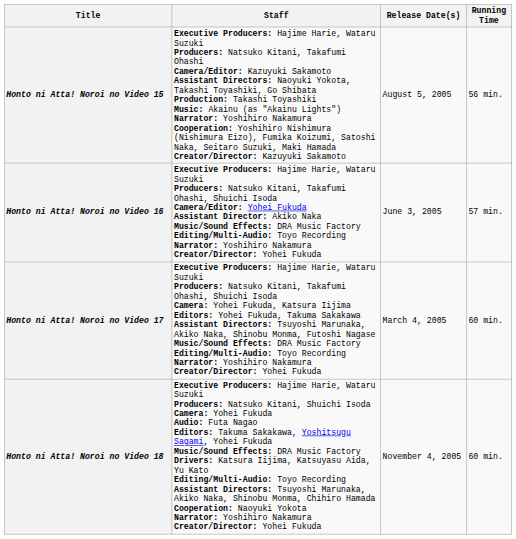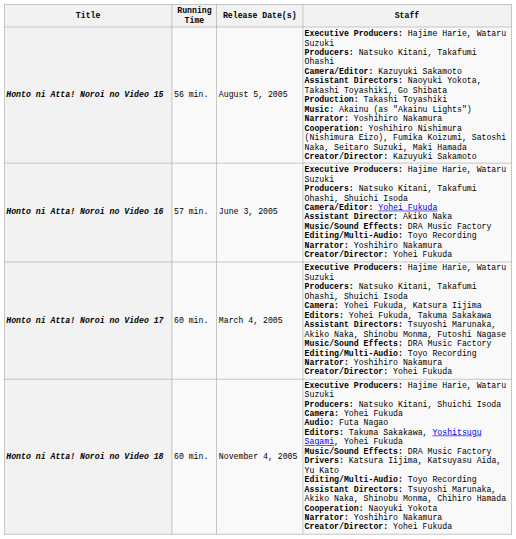columns swapped: (276, 16) <-> (489, 16)
